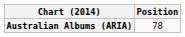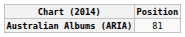(157, 26) 78 -> (157, 26) 81
